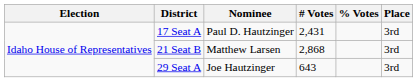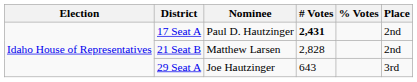(312, 31) normal -> (312, 31) bold
(392, 31) 3rd -> (393, 31) 2nd
(312, 49) 2,868 -> (312, 49) 2,828
(392, 49) 3rd -> (393, 49) 2nd
